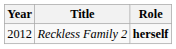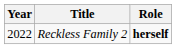(20, 33) 2012 -> (20, 33) 2022
